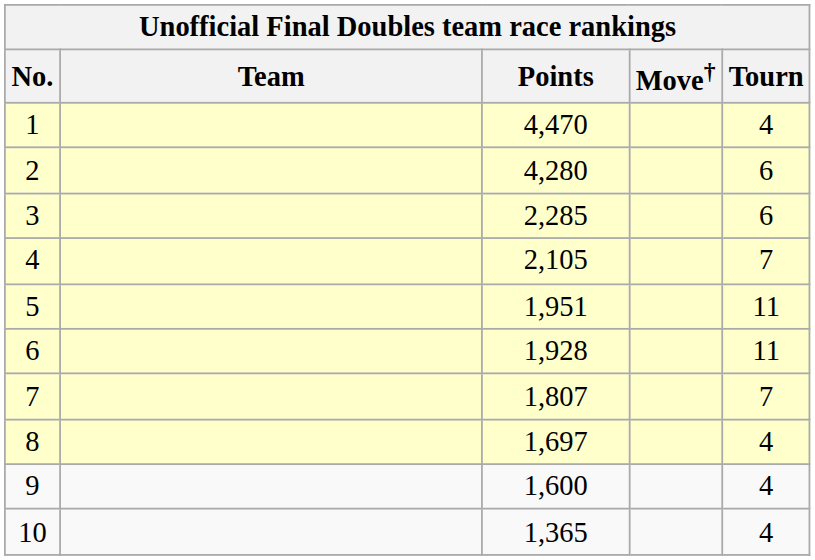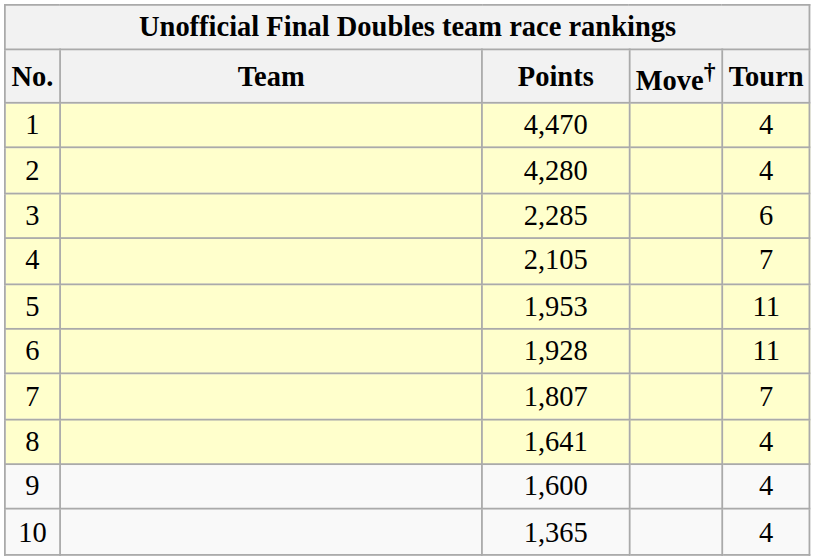(766, 170) 6 -> (766, 170) 4
(556, 305) 1,951 -> (556, 305) 1,953
(556, 441) 1,697 -> (556, 441) 1,641
